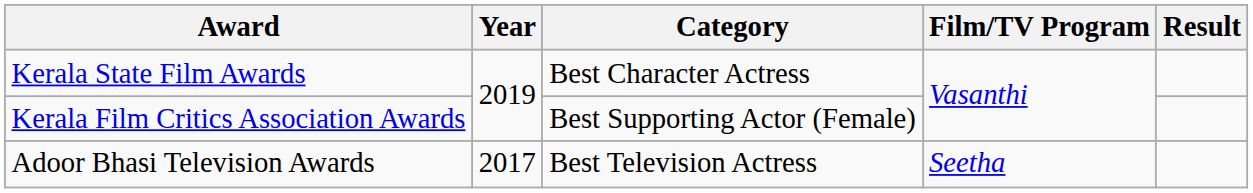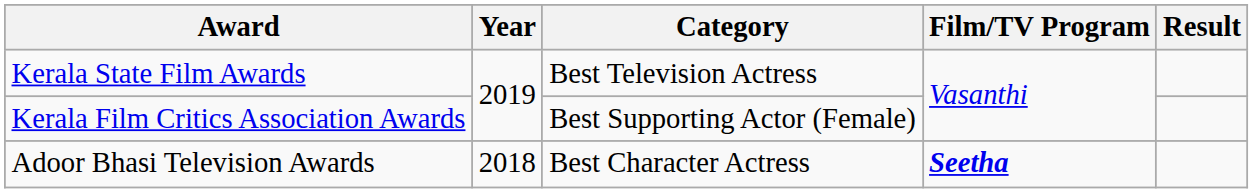(680, 72) Best Character Actress -> (683, 72) Best Television Actress
(507, 163) 2017 -> (507, 163) 2018
(683, 163) Best Television Actress -> (680, 163) Best Character Actress
(967, 163) normal -> (969, 163) bold
